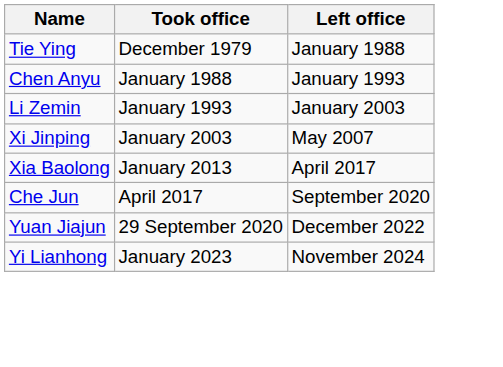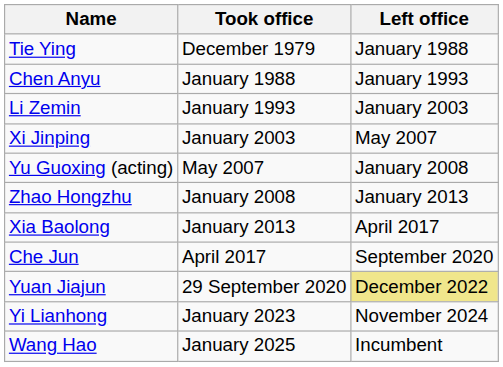+ row: (91, 167)
+ row: (70, 197)
(358, 227) no background -> (422, 286) khaki background
+ row: (53, 345)
